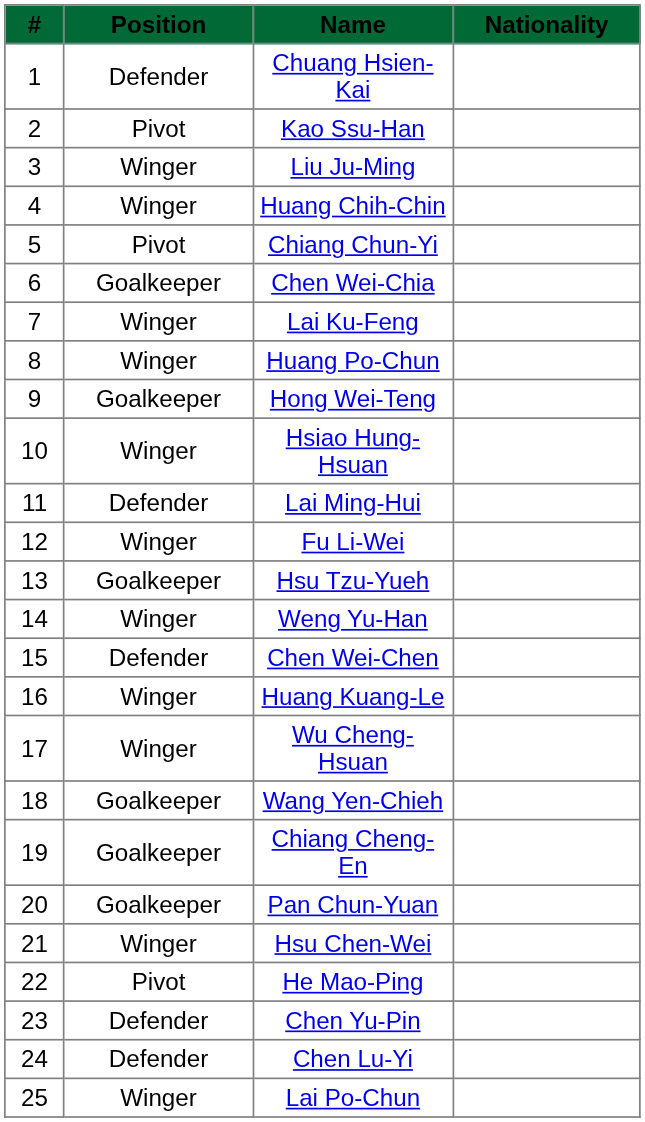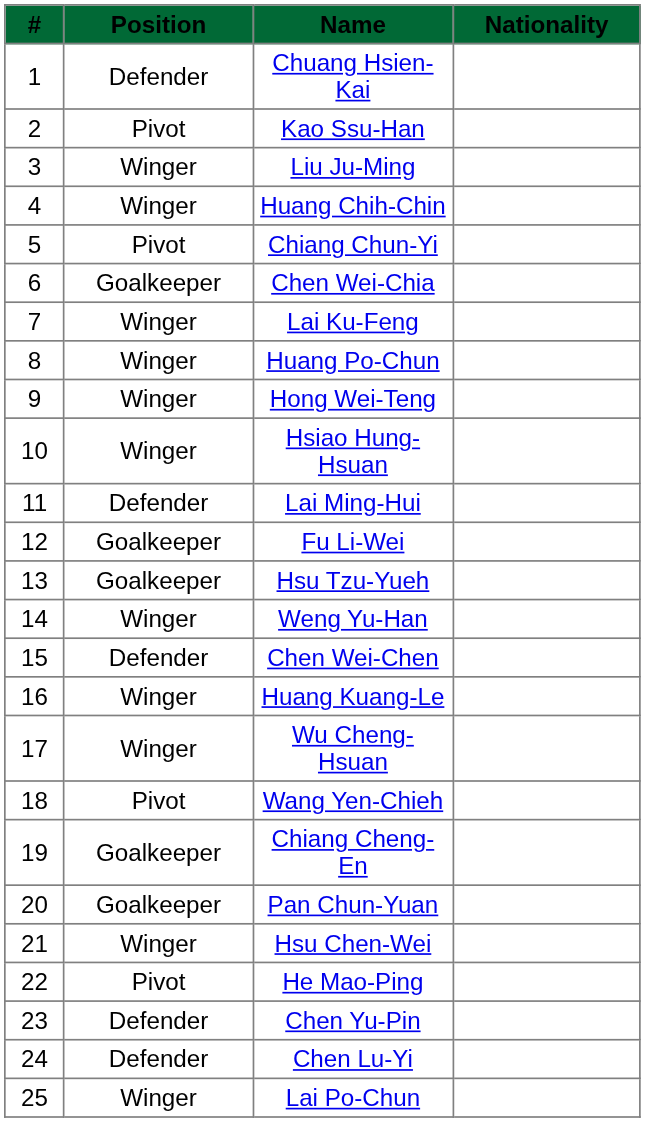(159, 399) Goalkeeper -> (159, 399) Winger
(159, 542) Winger -> (159, 542) Goalkeeper
(159, 800) Goalkeeper -> (159, 800) Pivot
